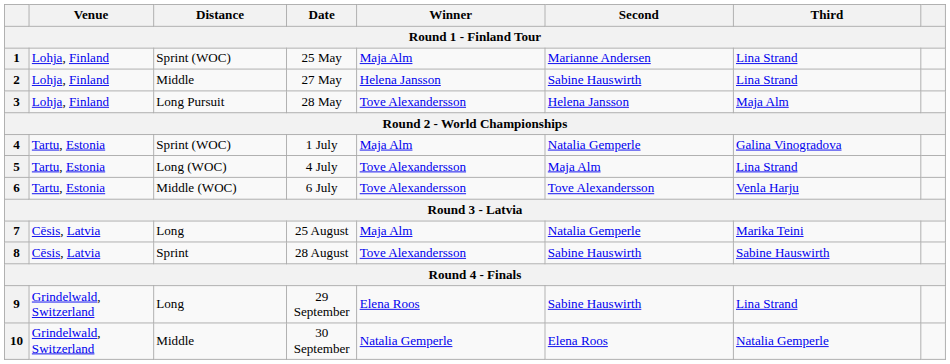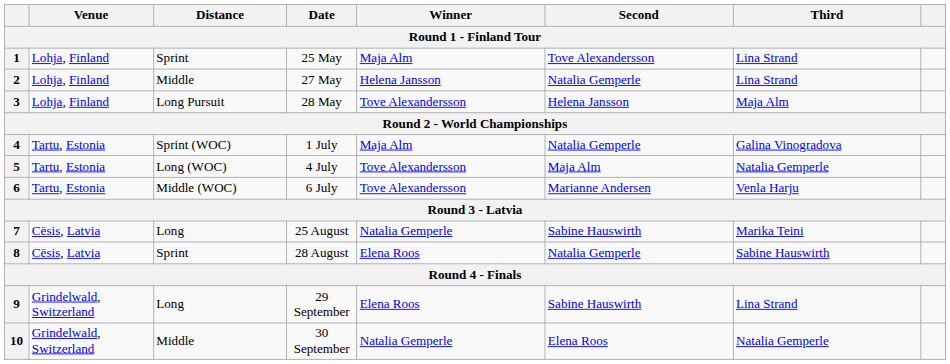(194, 58) Sprint (WOC) -> (172, 58) Sprint
(599, 58) Marianne Andersen -> (601, 58) Tove Alexandersson
(595, 80) Sabine Hauswirth -> (594, 80) Natalia Gemperle
(767, 166) Lina Strand -> (782, 166) Natalia Gemperle
(601, 188) Tove Alexandersson -> (599, 188) Marianne Andersen
(386, 231) Maja Alm -> (406, 231) Natalia Gemperle
(594, 231) Natalia Gemperle -> (595, 231) Sabine Hauswirth
(413, 253) Tove Alexandersson -> (390, 253) Elena Roos
(595, 253) Sabine Hauswirth -> (594, 253) Natalia Gemperle
